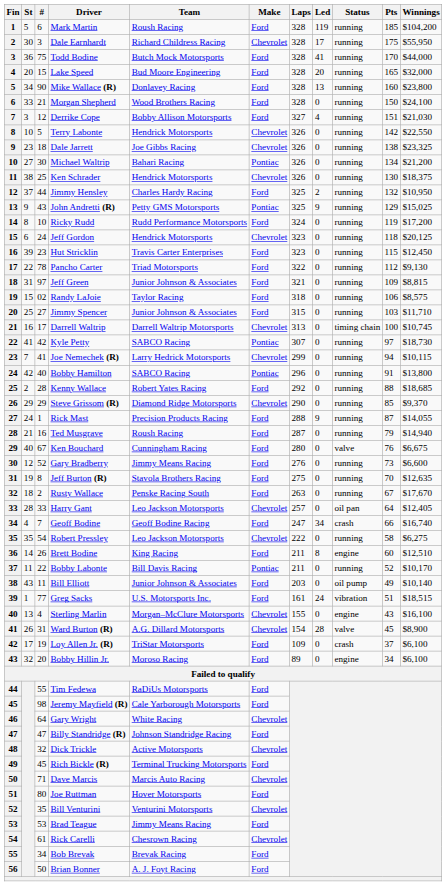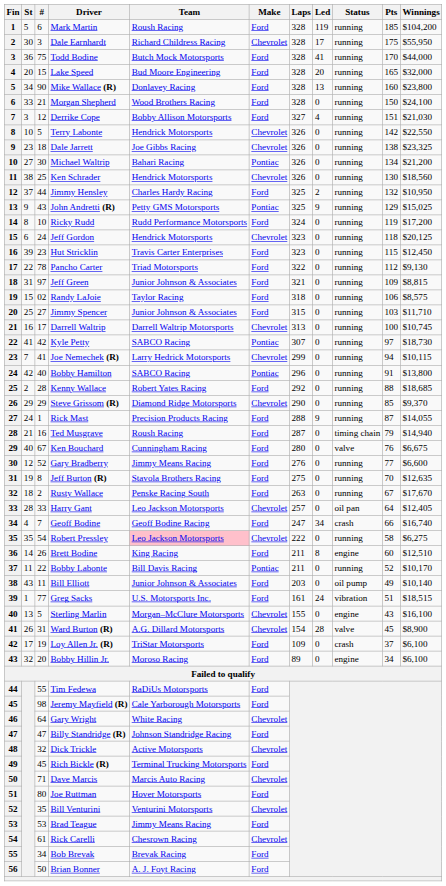(417, 177) $18,375 -> (417, 177) $18,560
(357, 327) timing chain -> (349, 327) running
(349, 433) running -> (357, 433) timing chain
(389, 463) 73 -> (389, 463) 77
(178, 538) no background -> (178, 538) pink background
(39, 613) 4 -> (39, 613) 5
